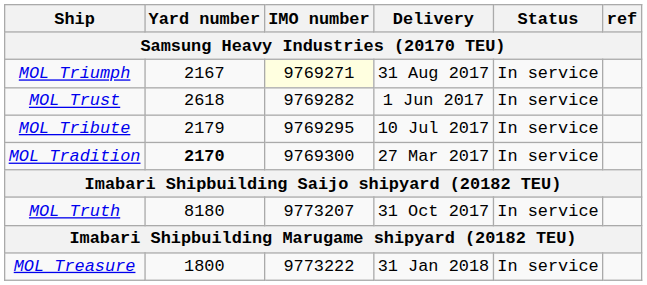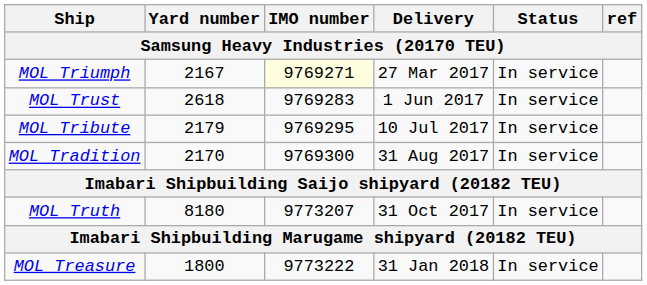(433, 74) 31 Aug 2017 -> (433, 74) 27 Mar 2017
(319, 101) 9769282 -> (319, 101) 9769283
(204, 156) bold -> (204, 156) normal
(433, 156) 27 Mar 2017 -> (433, 156) 31 Aug 2017
